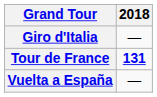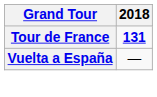- row: (60, 37)
